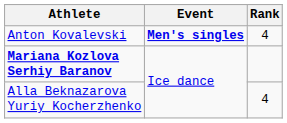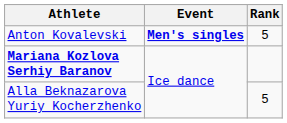(265, 35) 4 -> (265, 35) 5
(265, 99) 4 -> (265, 99) 5
